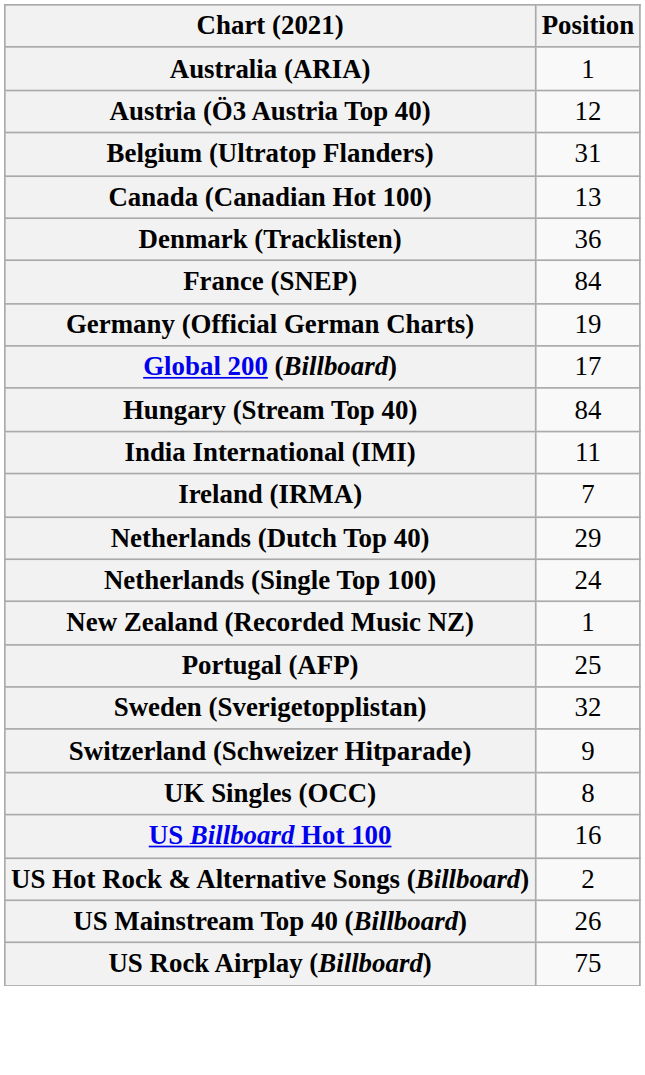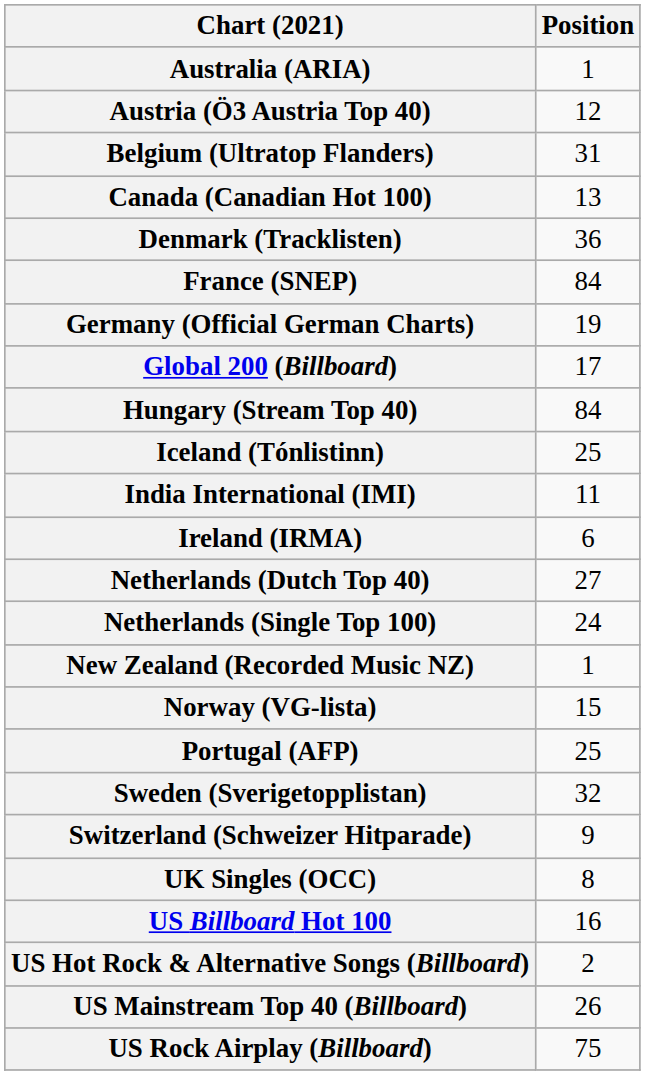+ row: (270, 452)
(588, 494) 7 -> (588, 537) 6
(588, 537) 29 -> (588, 580) 27
+ row: (270, 707)
